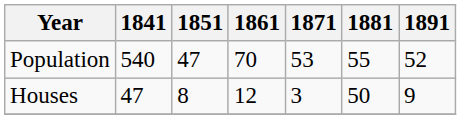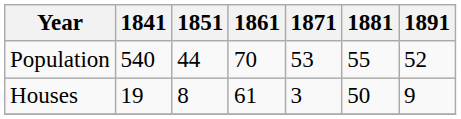(189, 59) 47 -> (189, 59) 44
(132, 95) 47 -> (132, 95) 19
(245, 95) 12 -> (245, 95) 61
